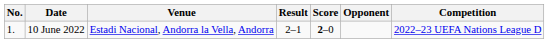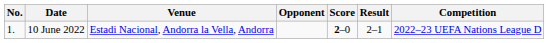columns swapped: (366, 13) <-> (293, 13)
